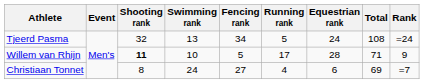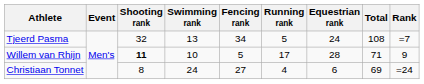(404, 39) =24 -> (404, 39) =7
(404, 70) =7 -> (404, 70) =24
